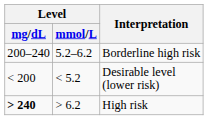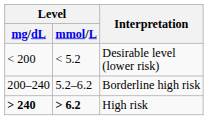rows swapped: (139, 78) <-> (151, 52)
(68, 105) normal -> (68, 105) bold
